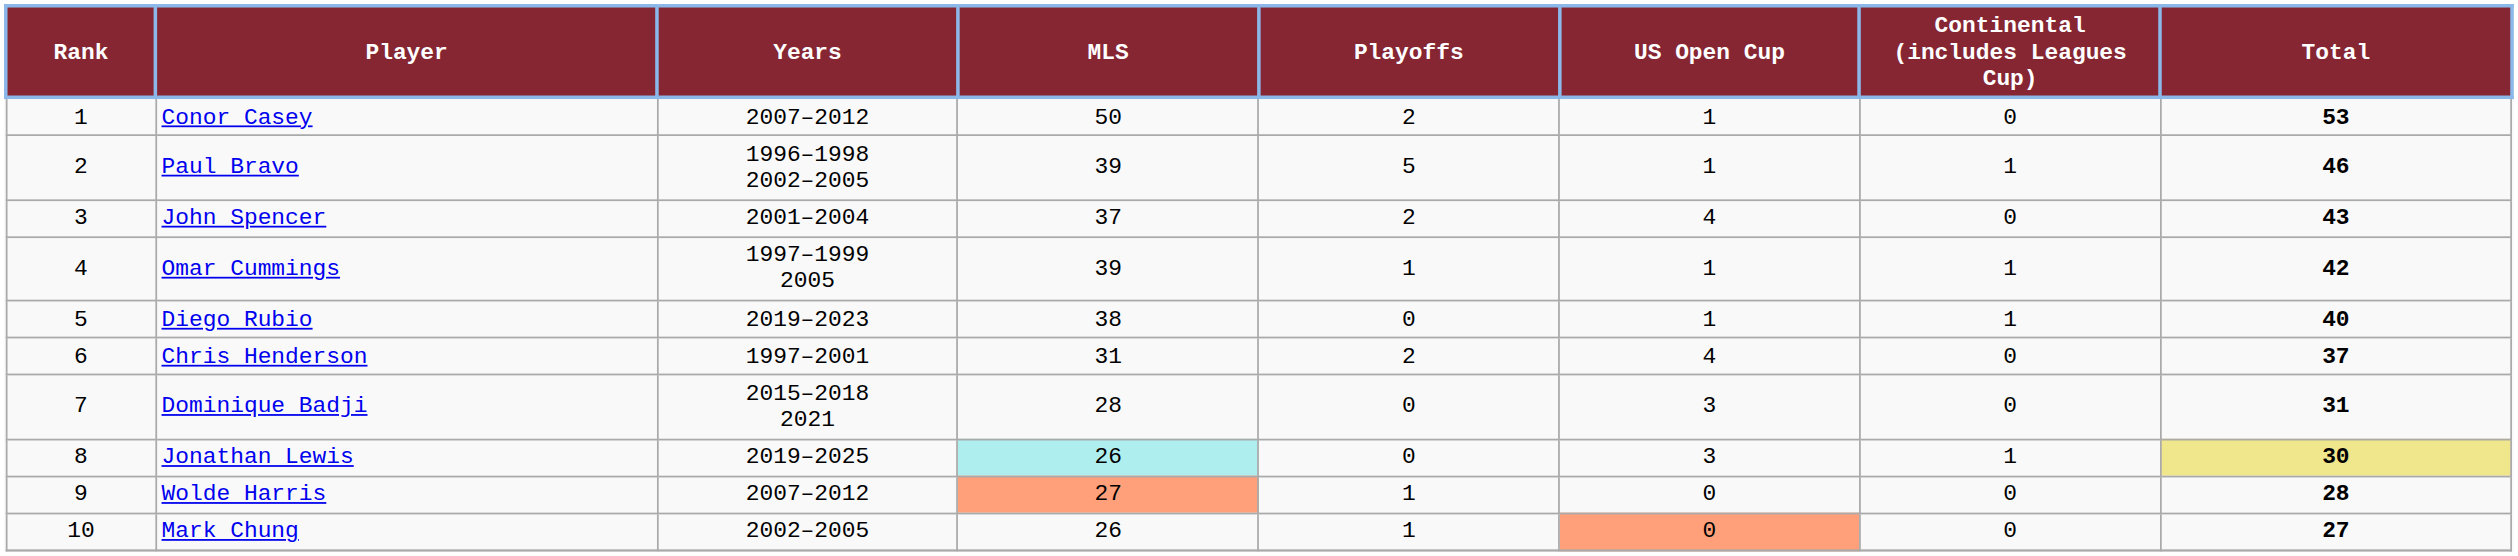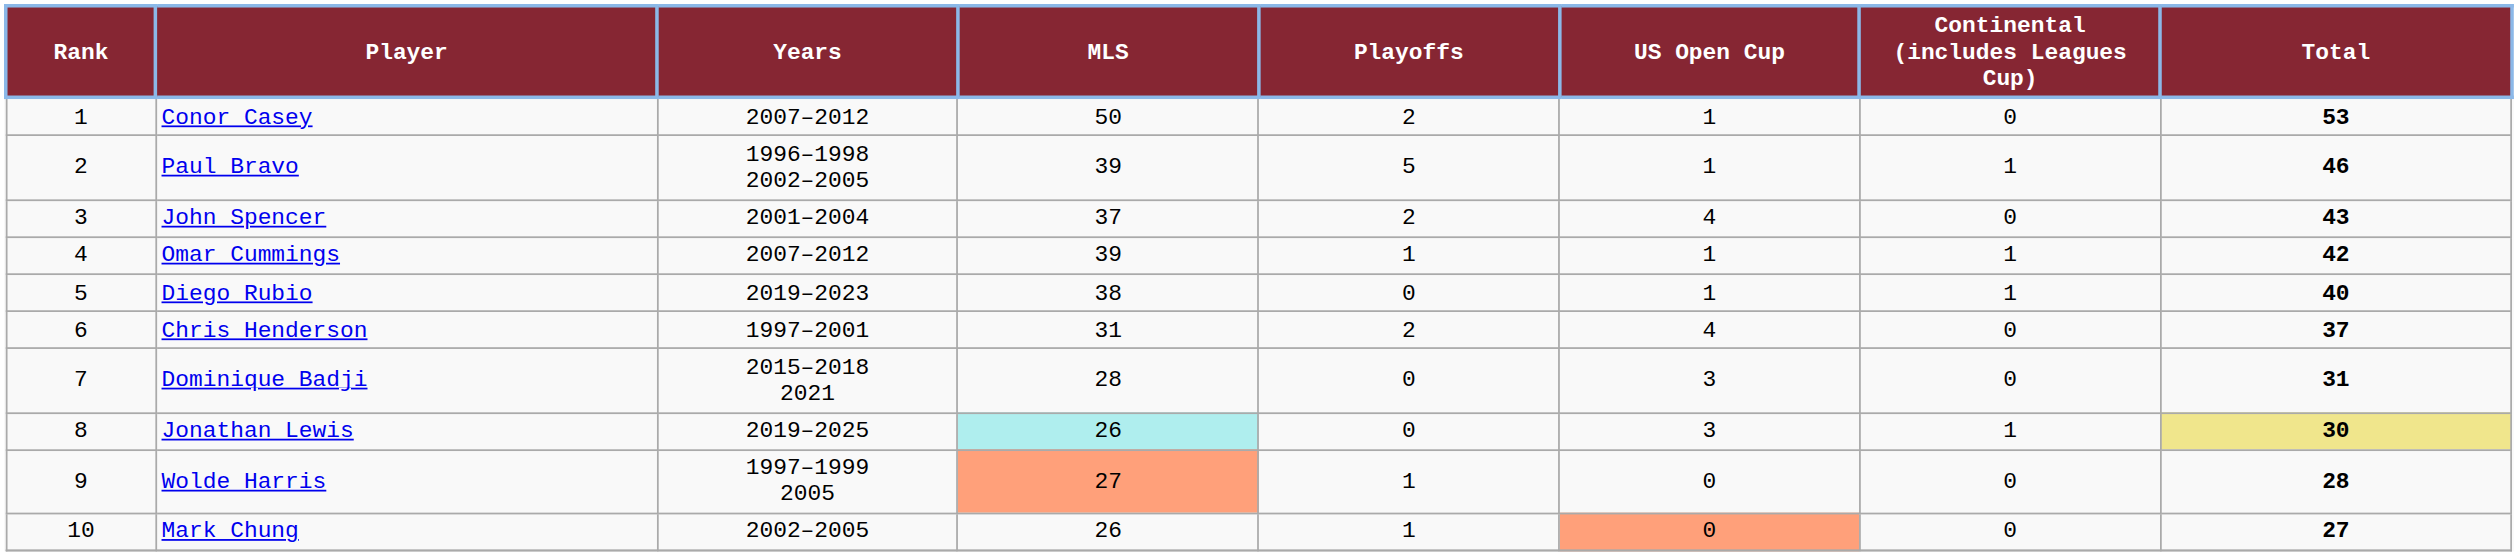(807, 269) 1997–1999 2005 -> (807, 255) 2007–2012
(807, 495) 2007–2012 -> (807, 481) 1997–1999 2005
